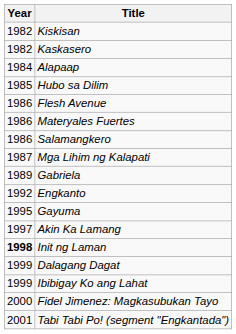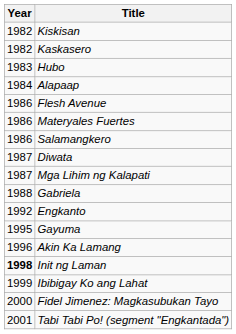+ row: (51, 67)
- row: (73, 85)
+ row: (55, 157)
(20, 175) 1989 -> (20, 193) 1988
(20, 229) 1997 -> (20, 247) 1996
- row: (79, 265)
